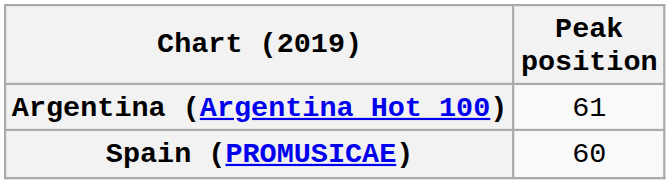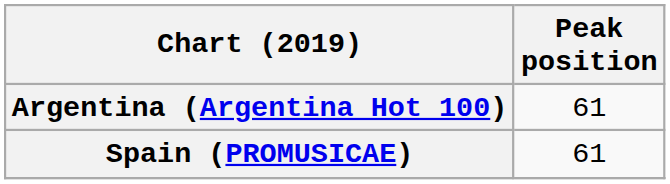(589, 154) 60 -> (589, 154) 61
